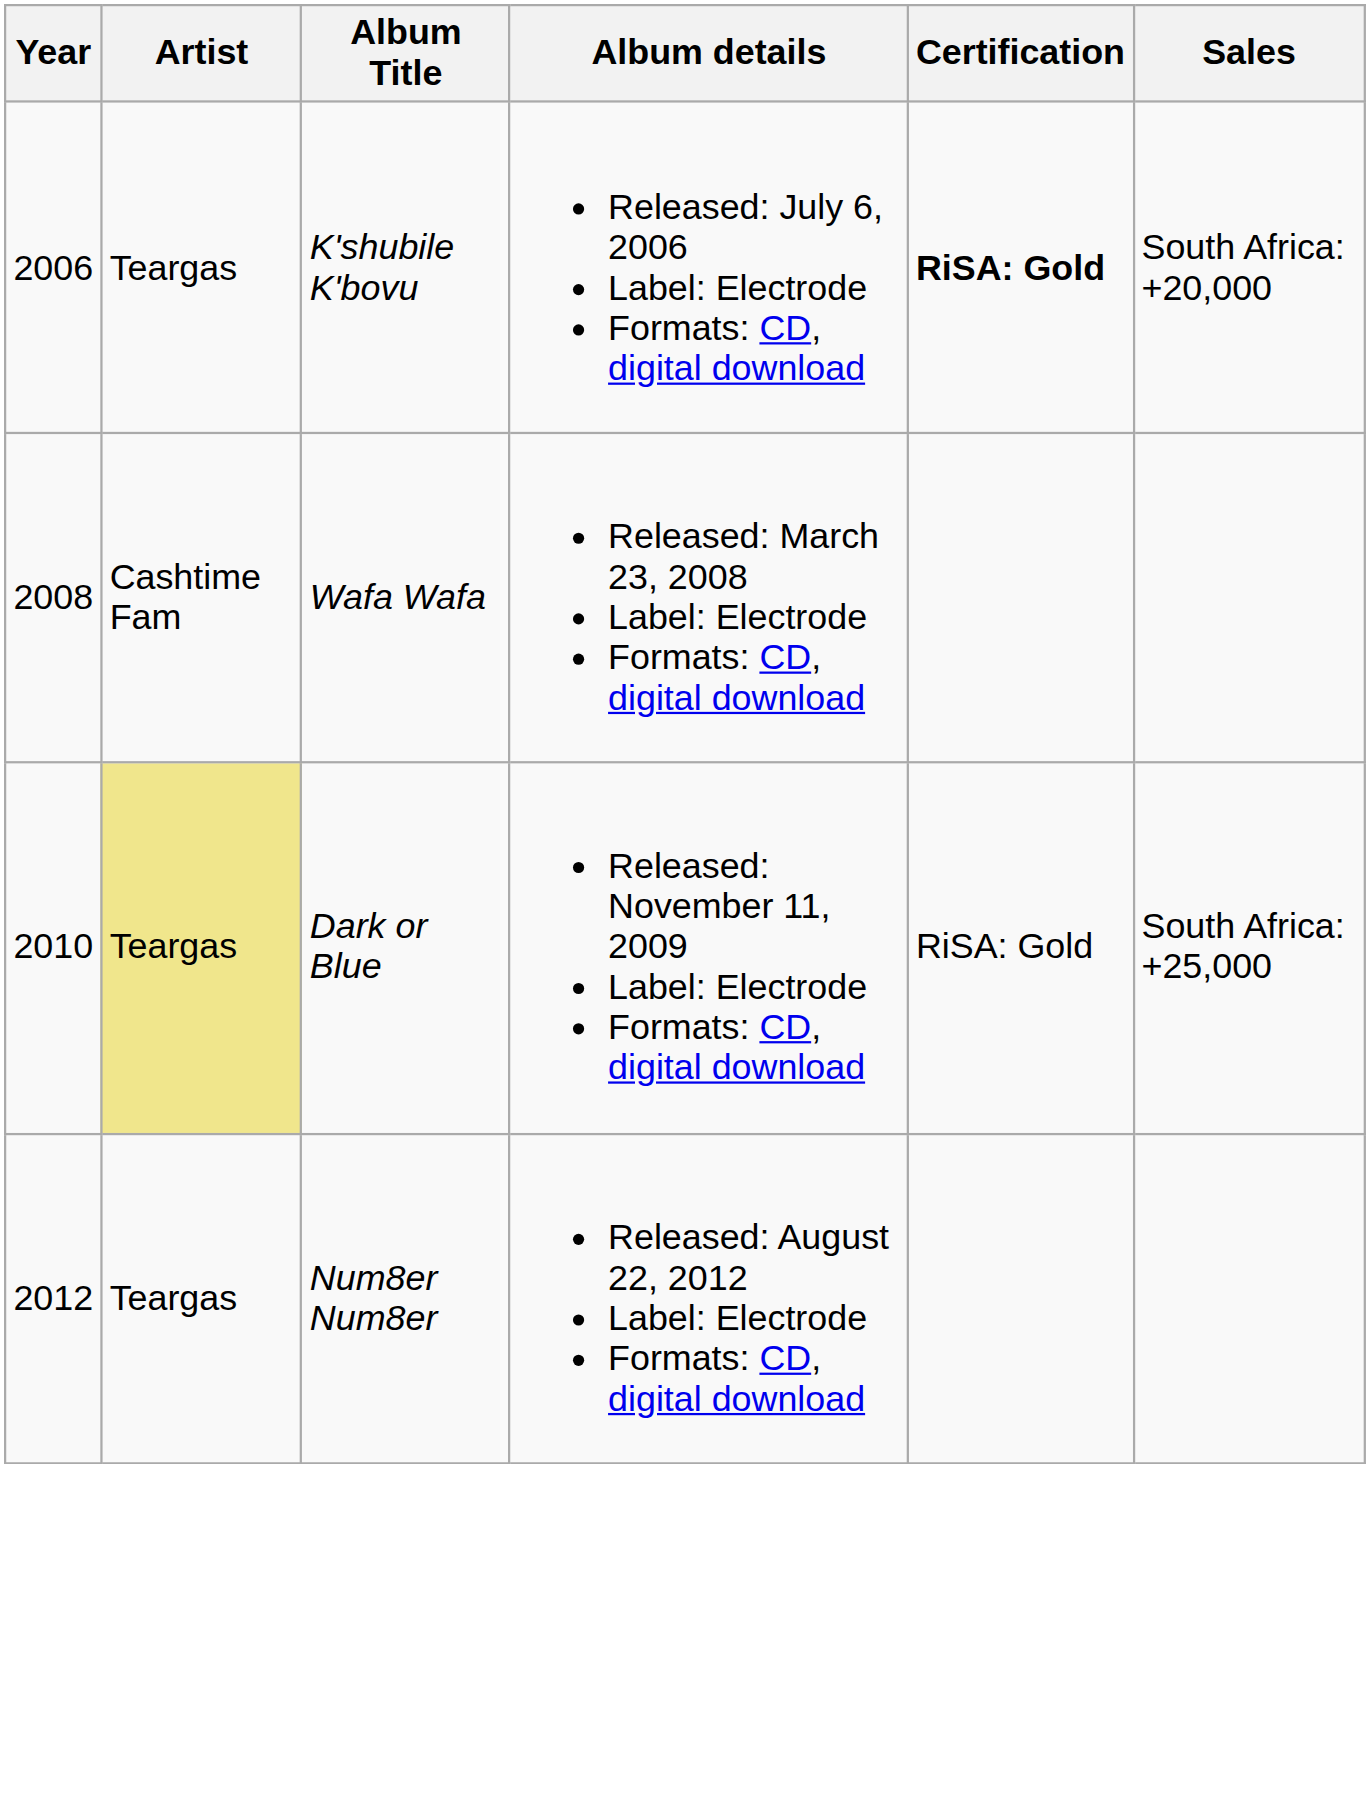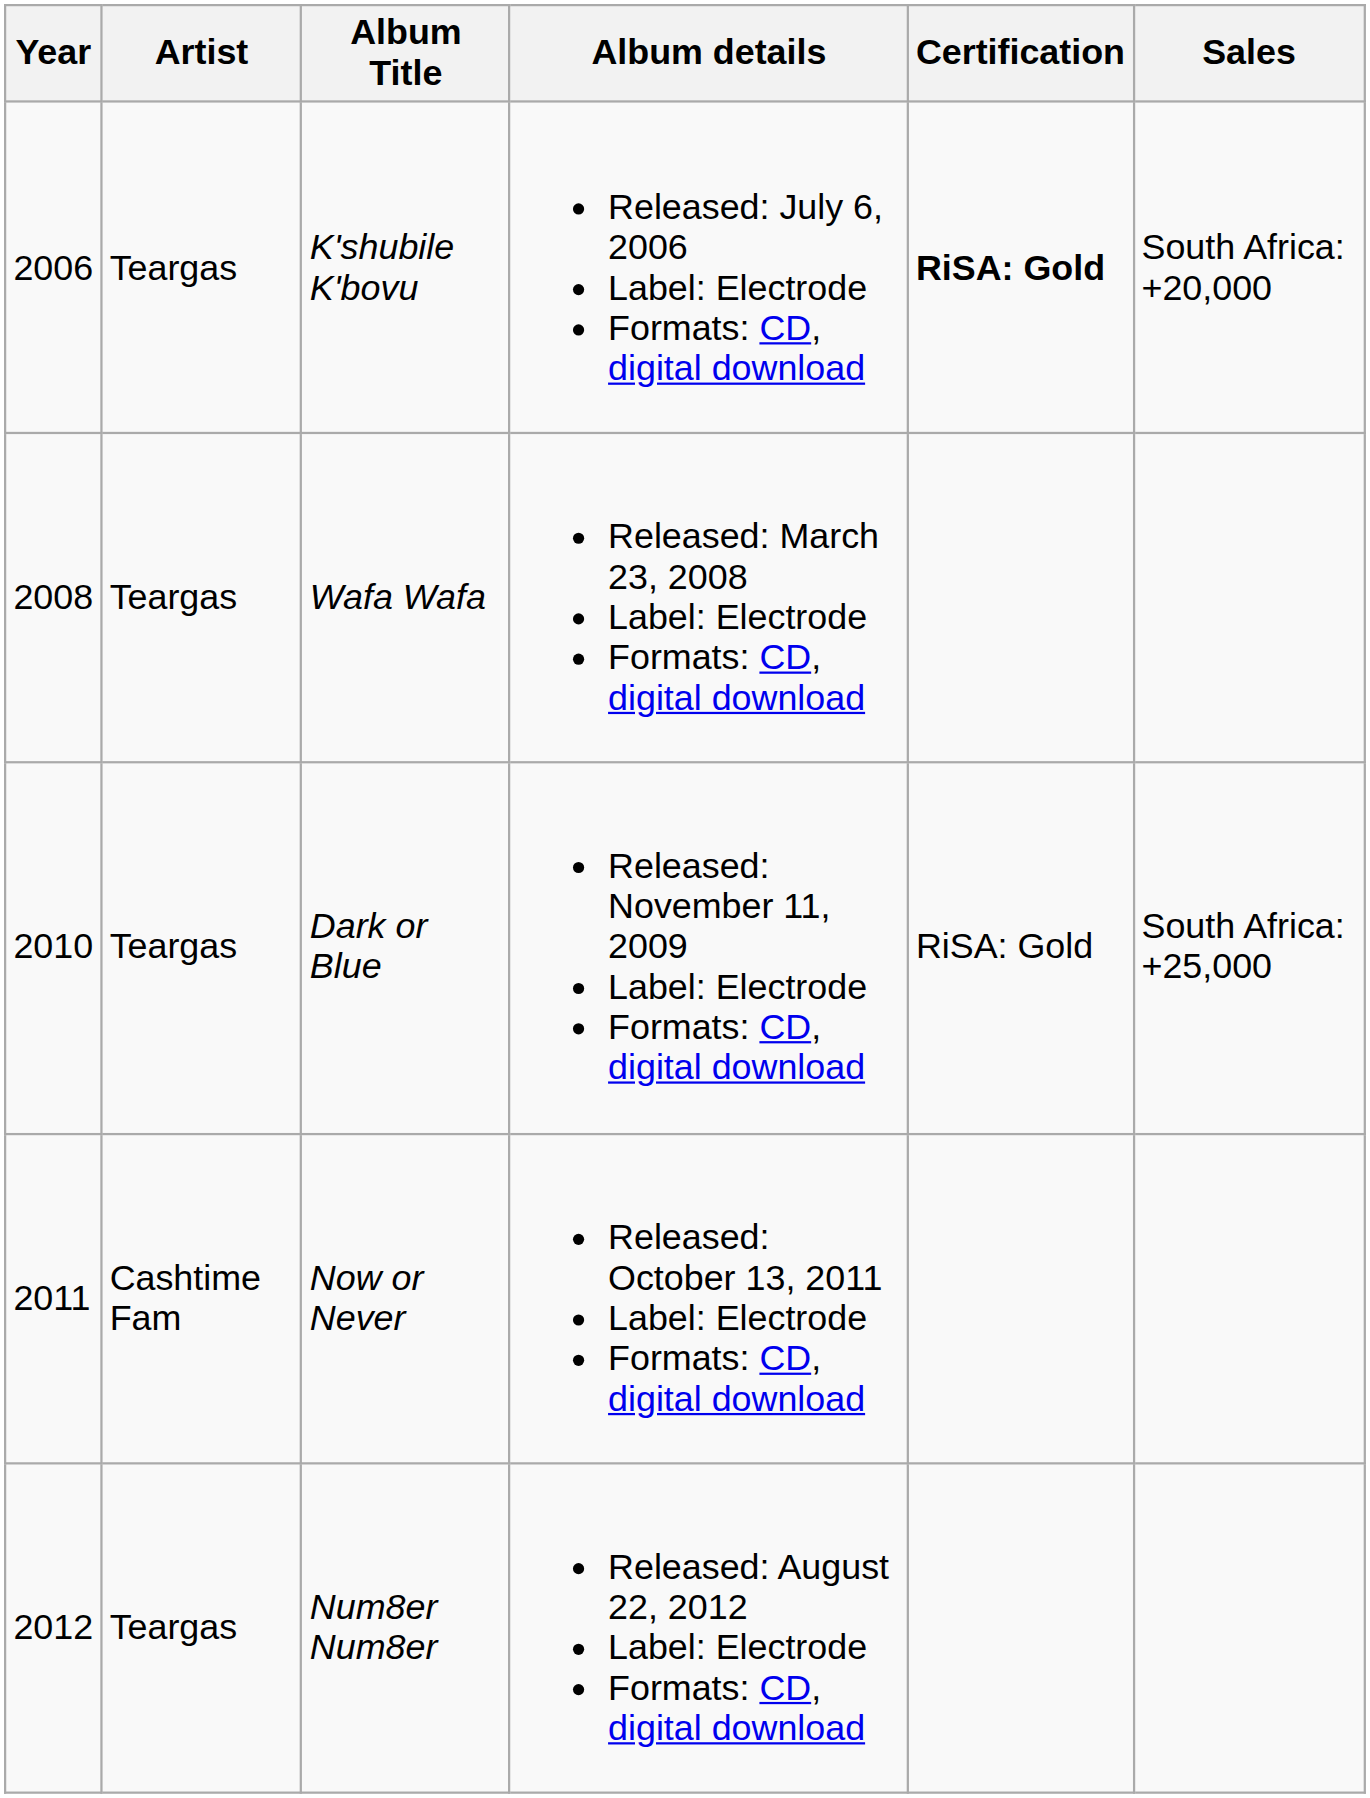(185, 596) Cashtime Fam -> (173, 596) Teargas
(173, 947) khaki background -> (173, 947) no background
+ row: (367, 1297)
